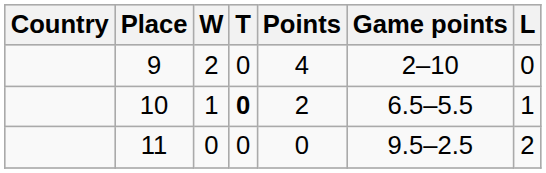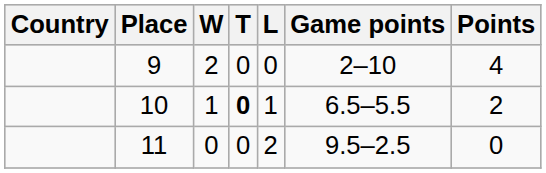columns swapped: (527, 24) <-> (302, 24)
